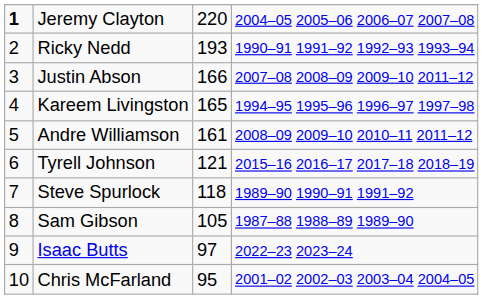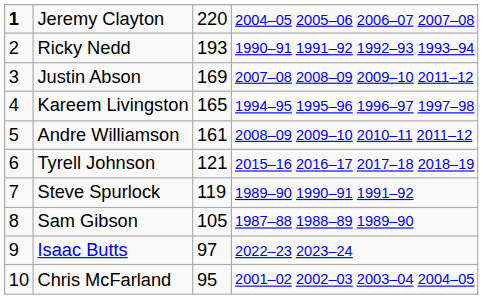(212, 76) 166 -> (212, 76) 169
(211, 192) 118 -> (211, 192) 119
